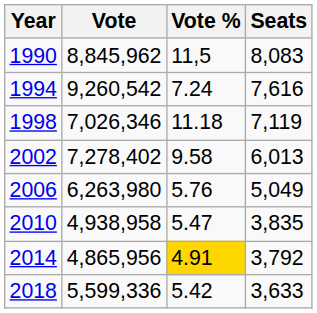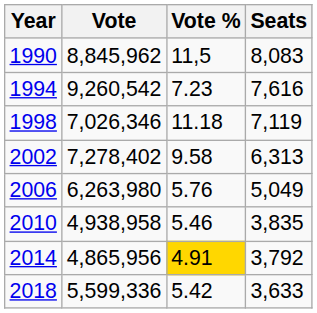(192, 88) 7.24 -> (192, 88) 7.23
(277, 156) 6,013 -> (277, 156) 6,313
(192, 223) 5.47 -> (192, 223) 5.46
